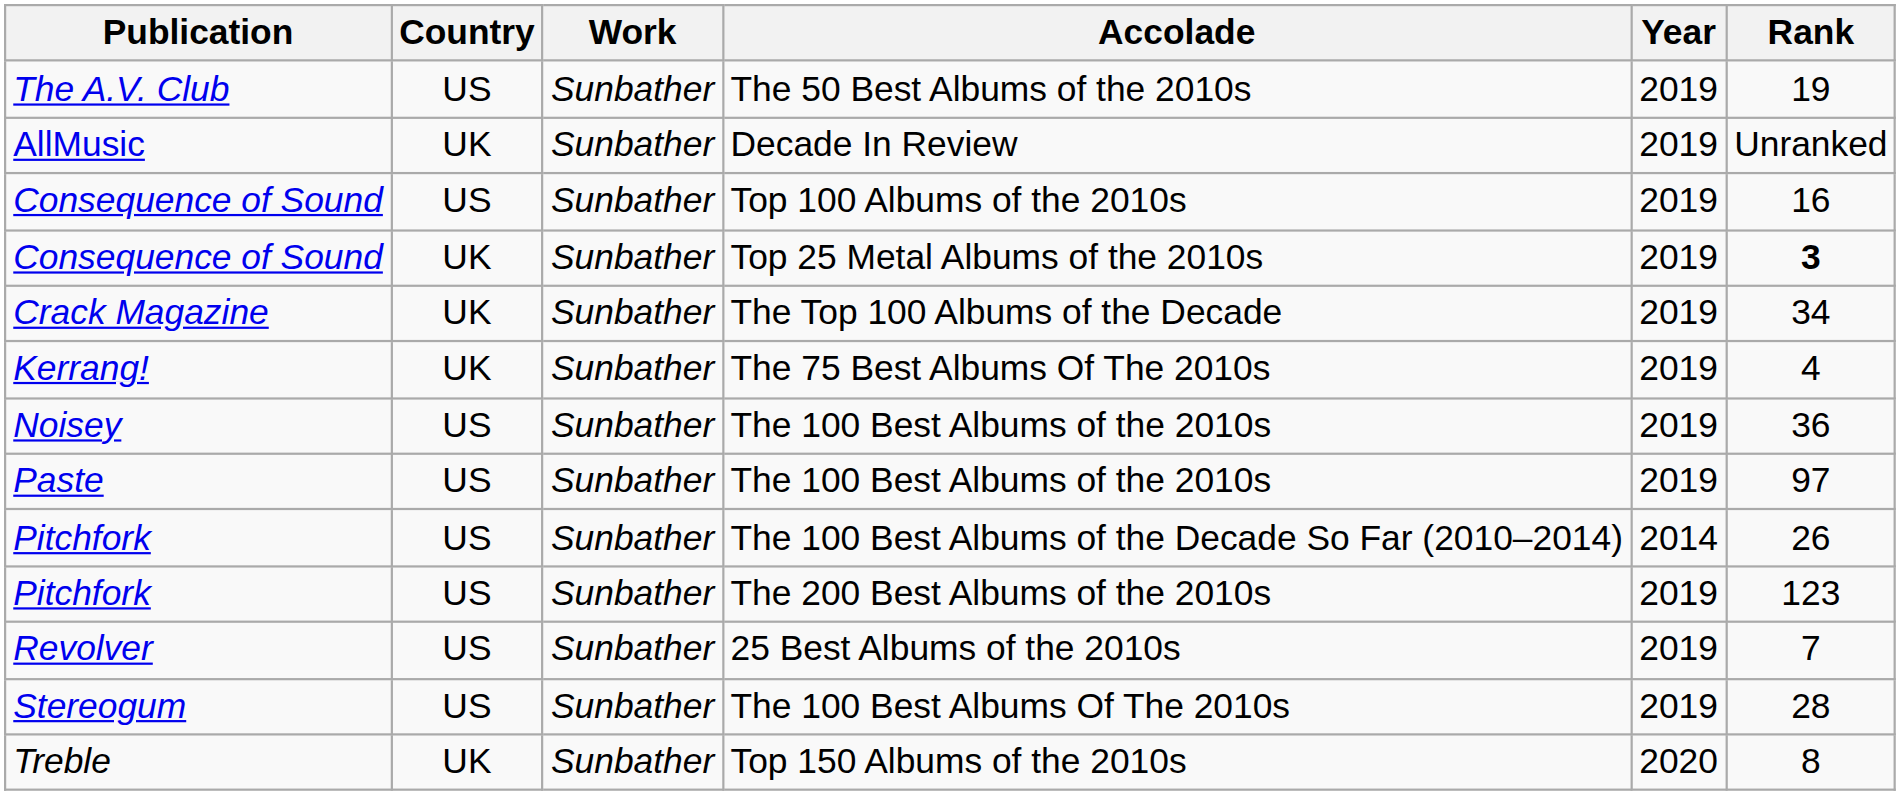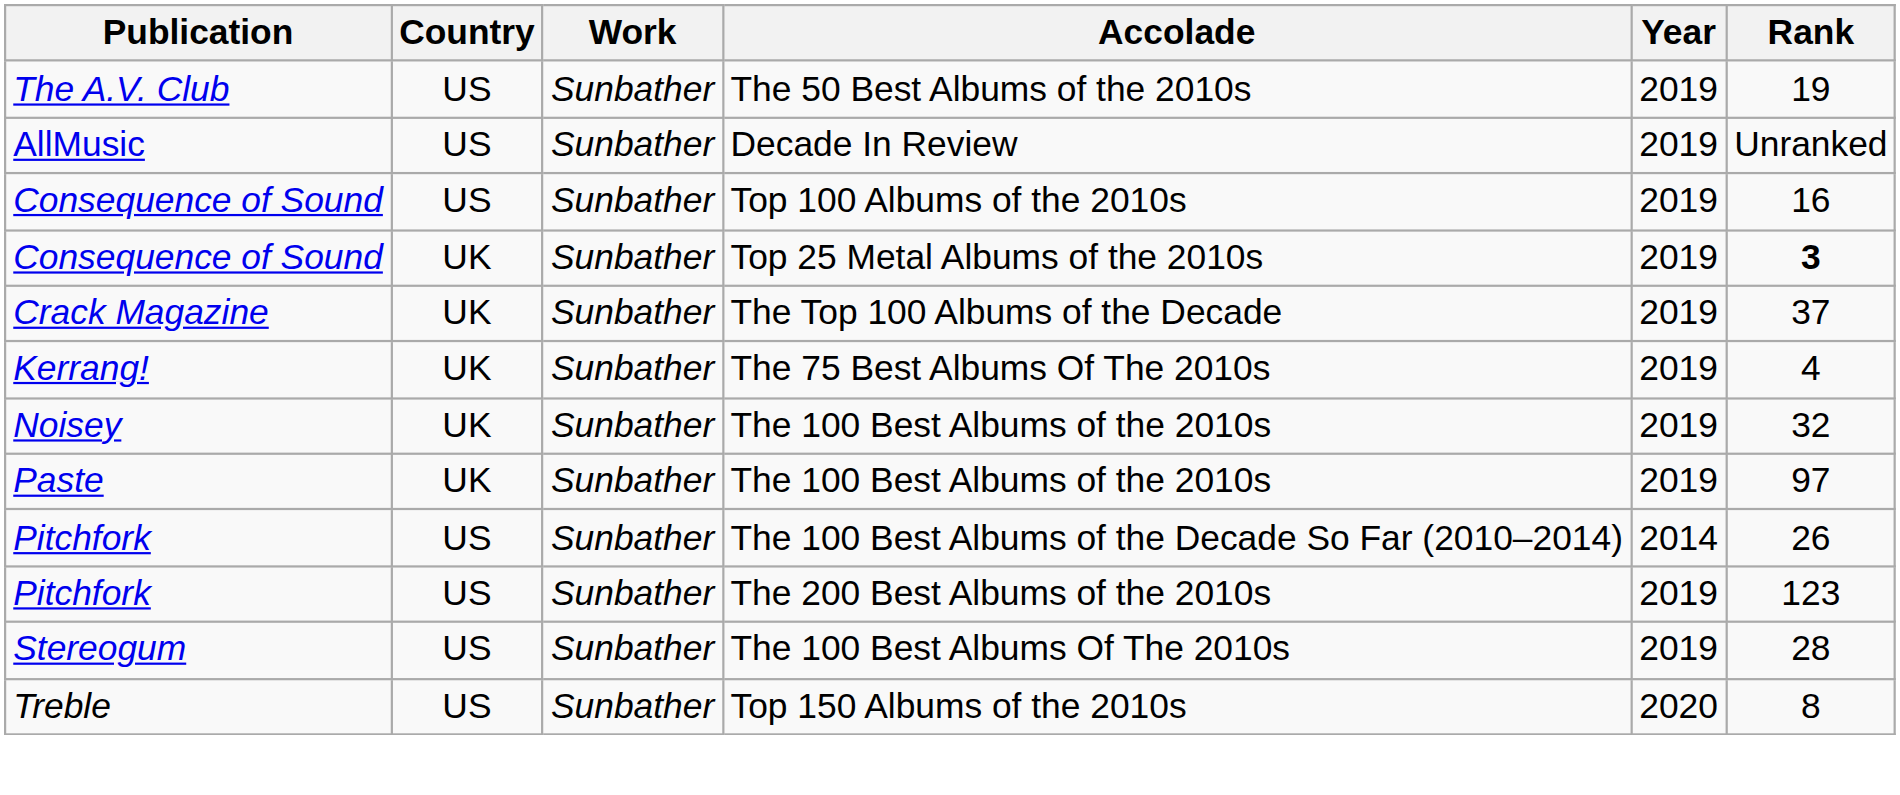(467, 144) UK -> (467, 144) US
(1811, 312) 34 -> (1811, 312) 37
(467, 425) US -> (467, 425) UK
(1811, 425) 36 -> (1811, 425) 32
(467, 481) US -> (467, 481) UK
- row: (83, 649)
(467, 761) UK -> (467, 705) US
